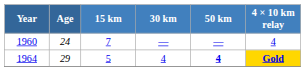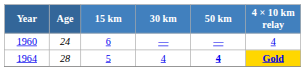(108, 41) 7 -> (108, 41) 6
(65, 58) 29 -> (65, 58) 28
